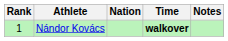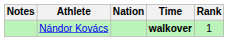columns swapped: (19, 12) <-> (207, 12)
